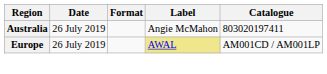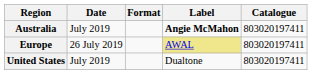(79, 28) 26 July 2019 -> (90, 28) July 2019
(183, 28) normal -> (202, 28) bold
(271, 45) AM001CD / AM001LP -> (274, 45) 803020197411
+ row: (36, 61)
